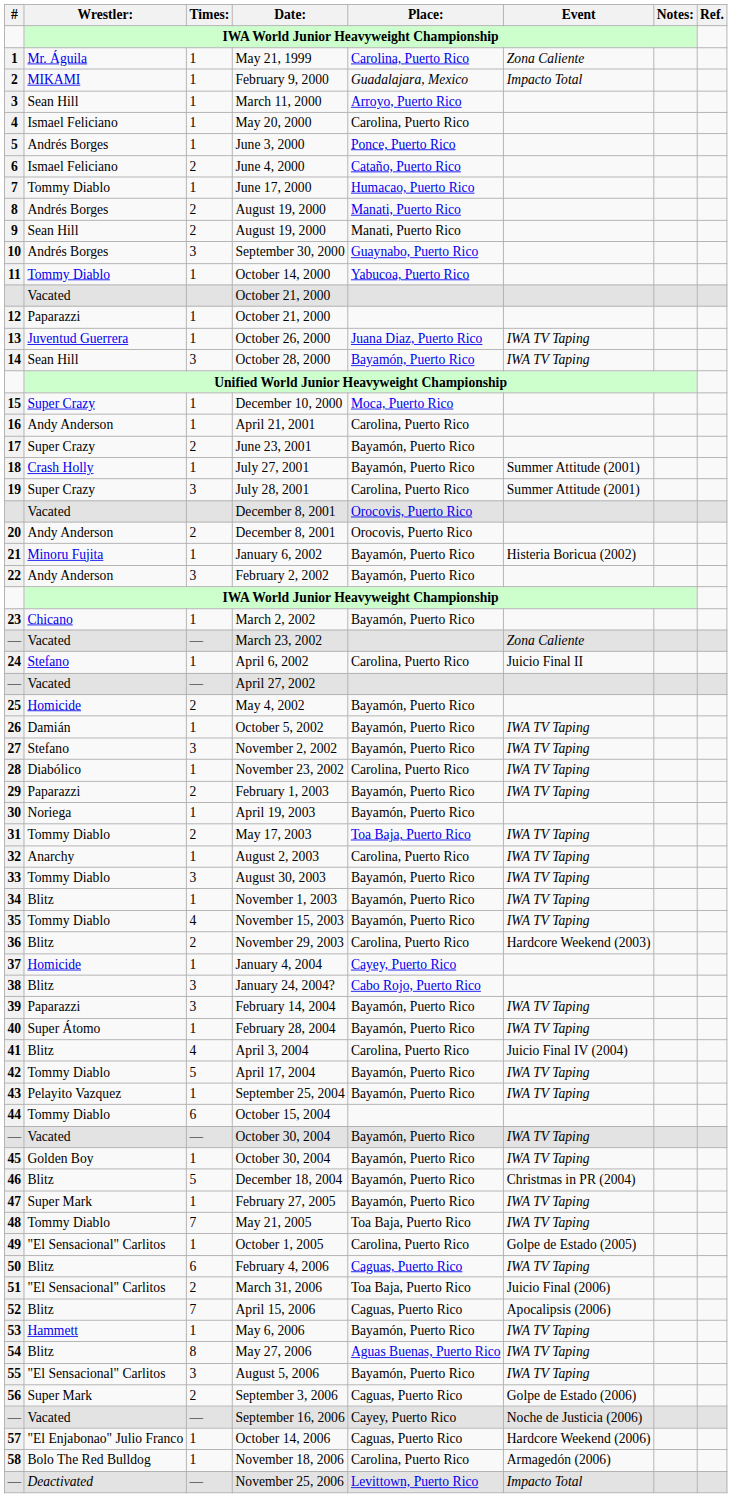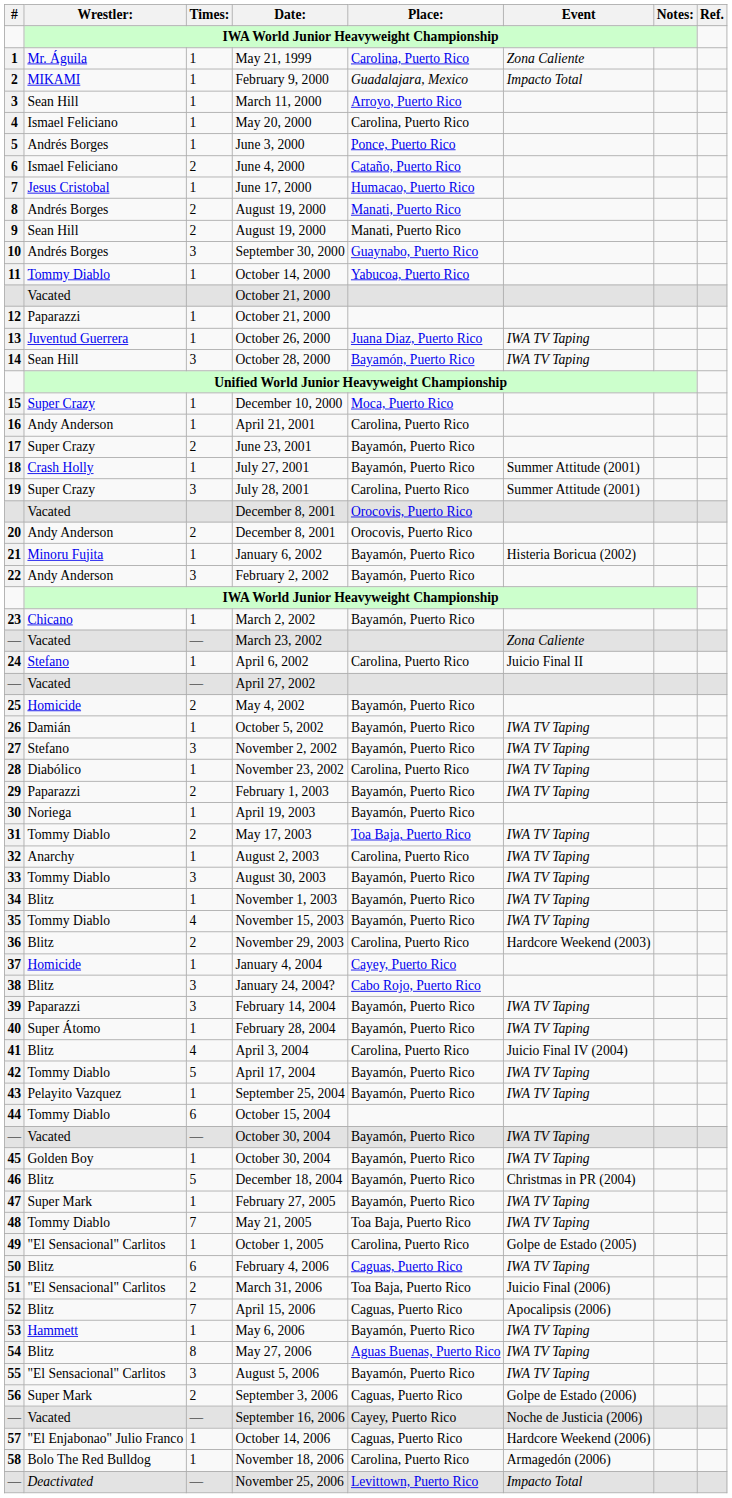(69, 187) Tommy Diablo -> (68, 187) Jesus Cristobal
